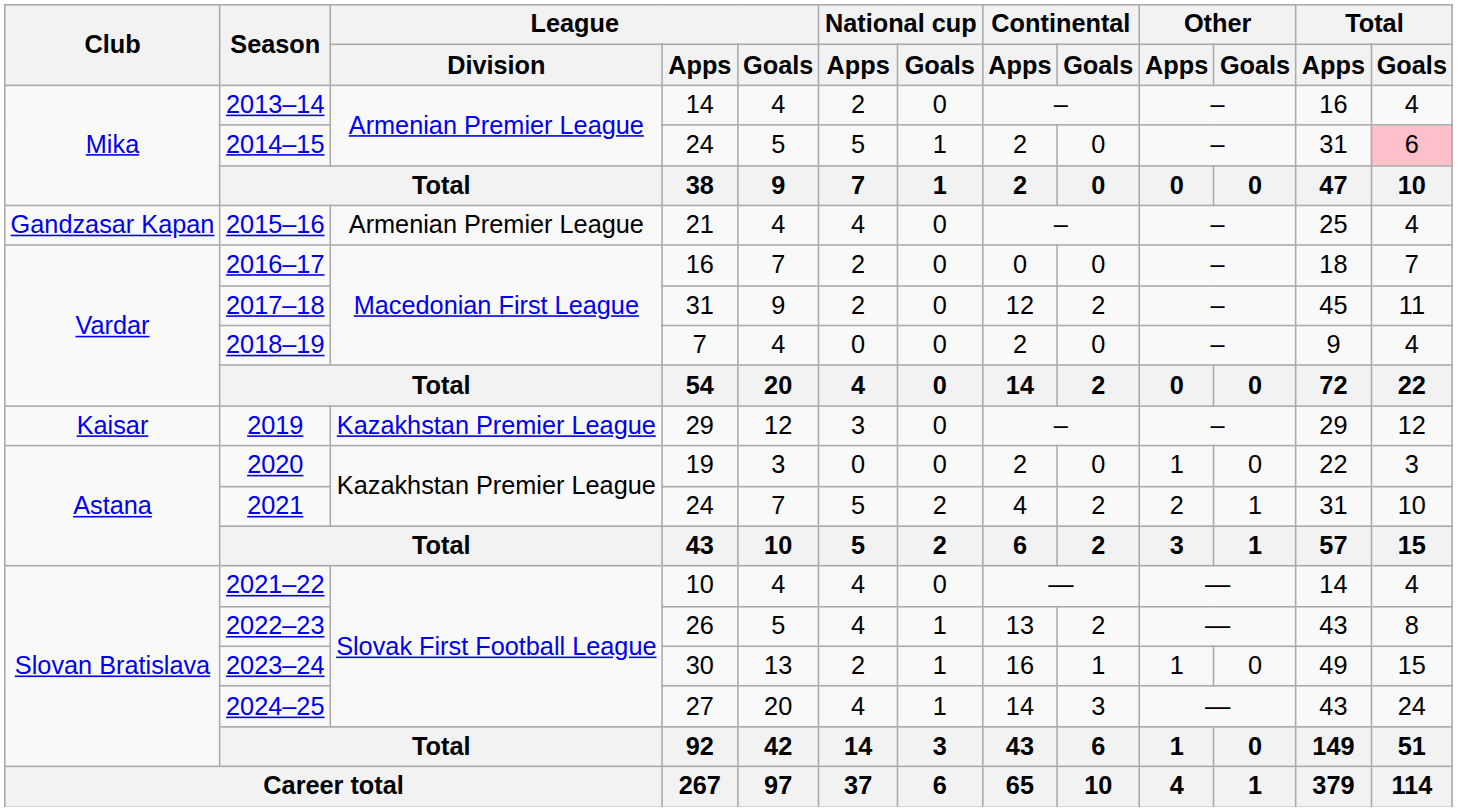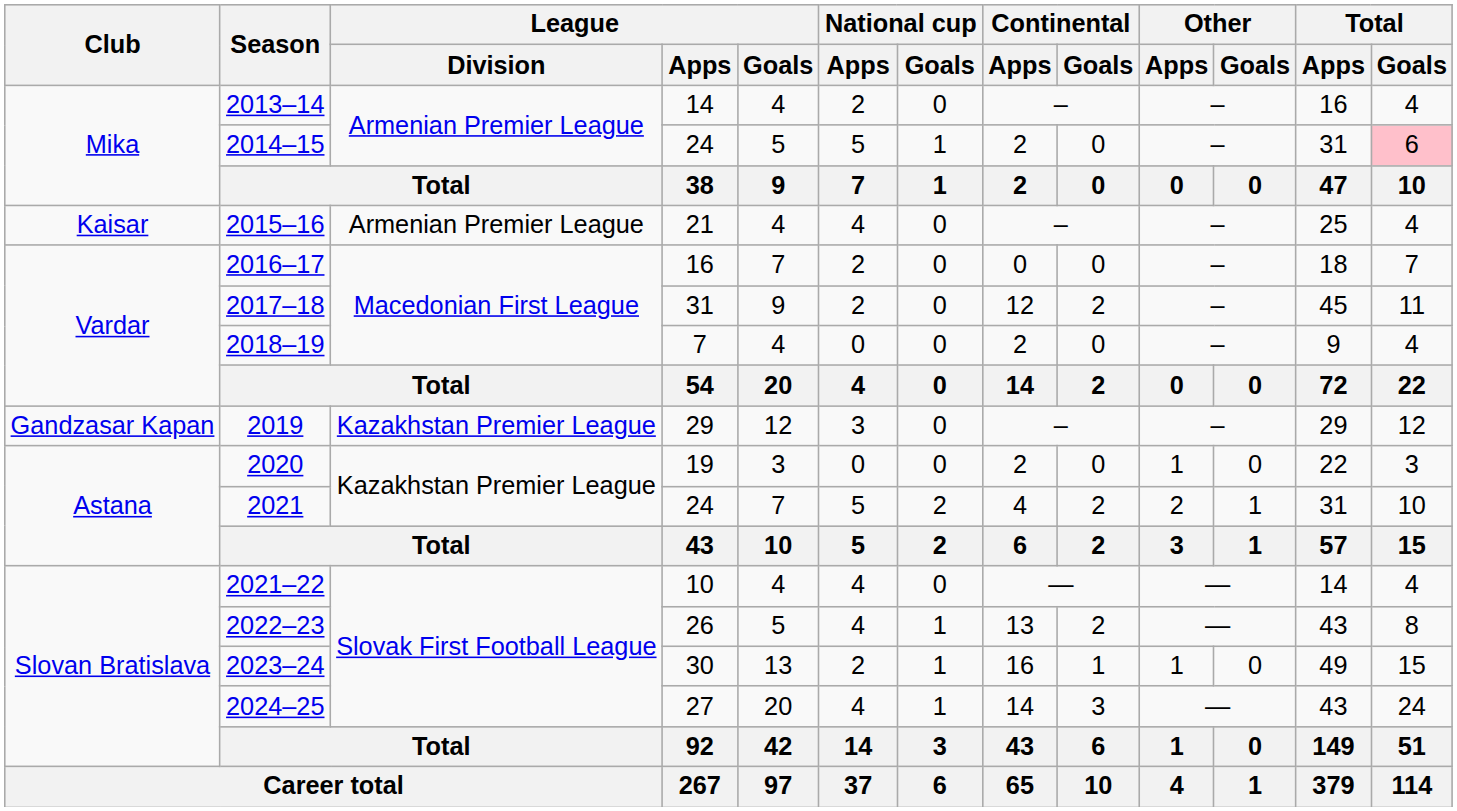(113, 225) Gandzasar Kapan -> (113, 225) Kaisar
(113, 425) Kaisar -> (113, 425) Gandzasar Kapan
